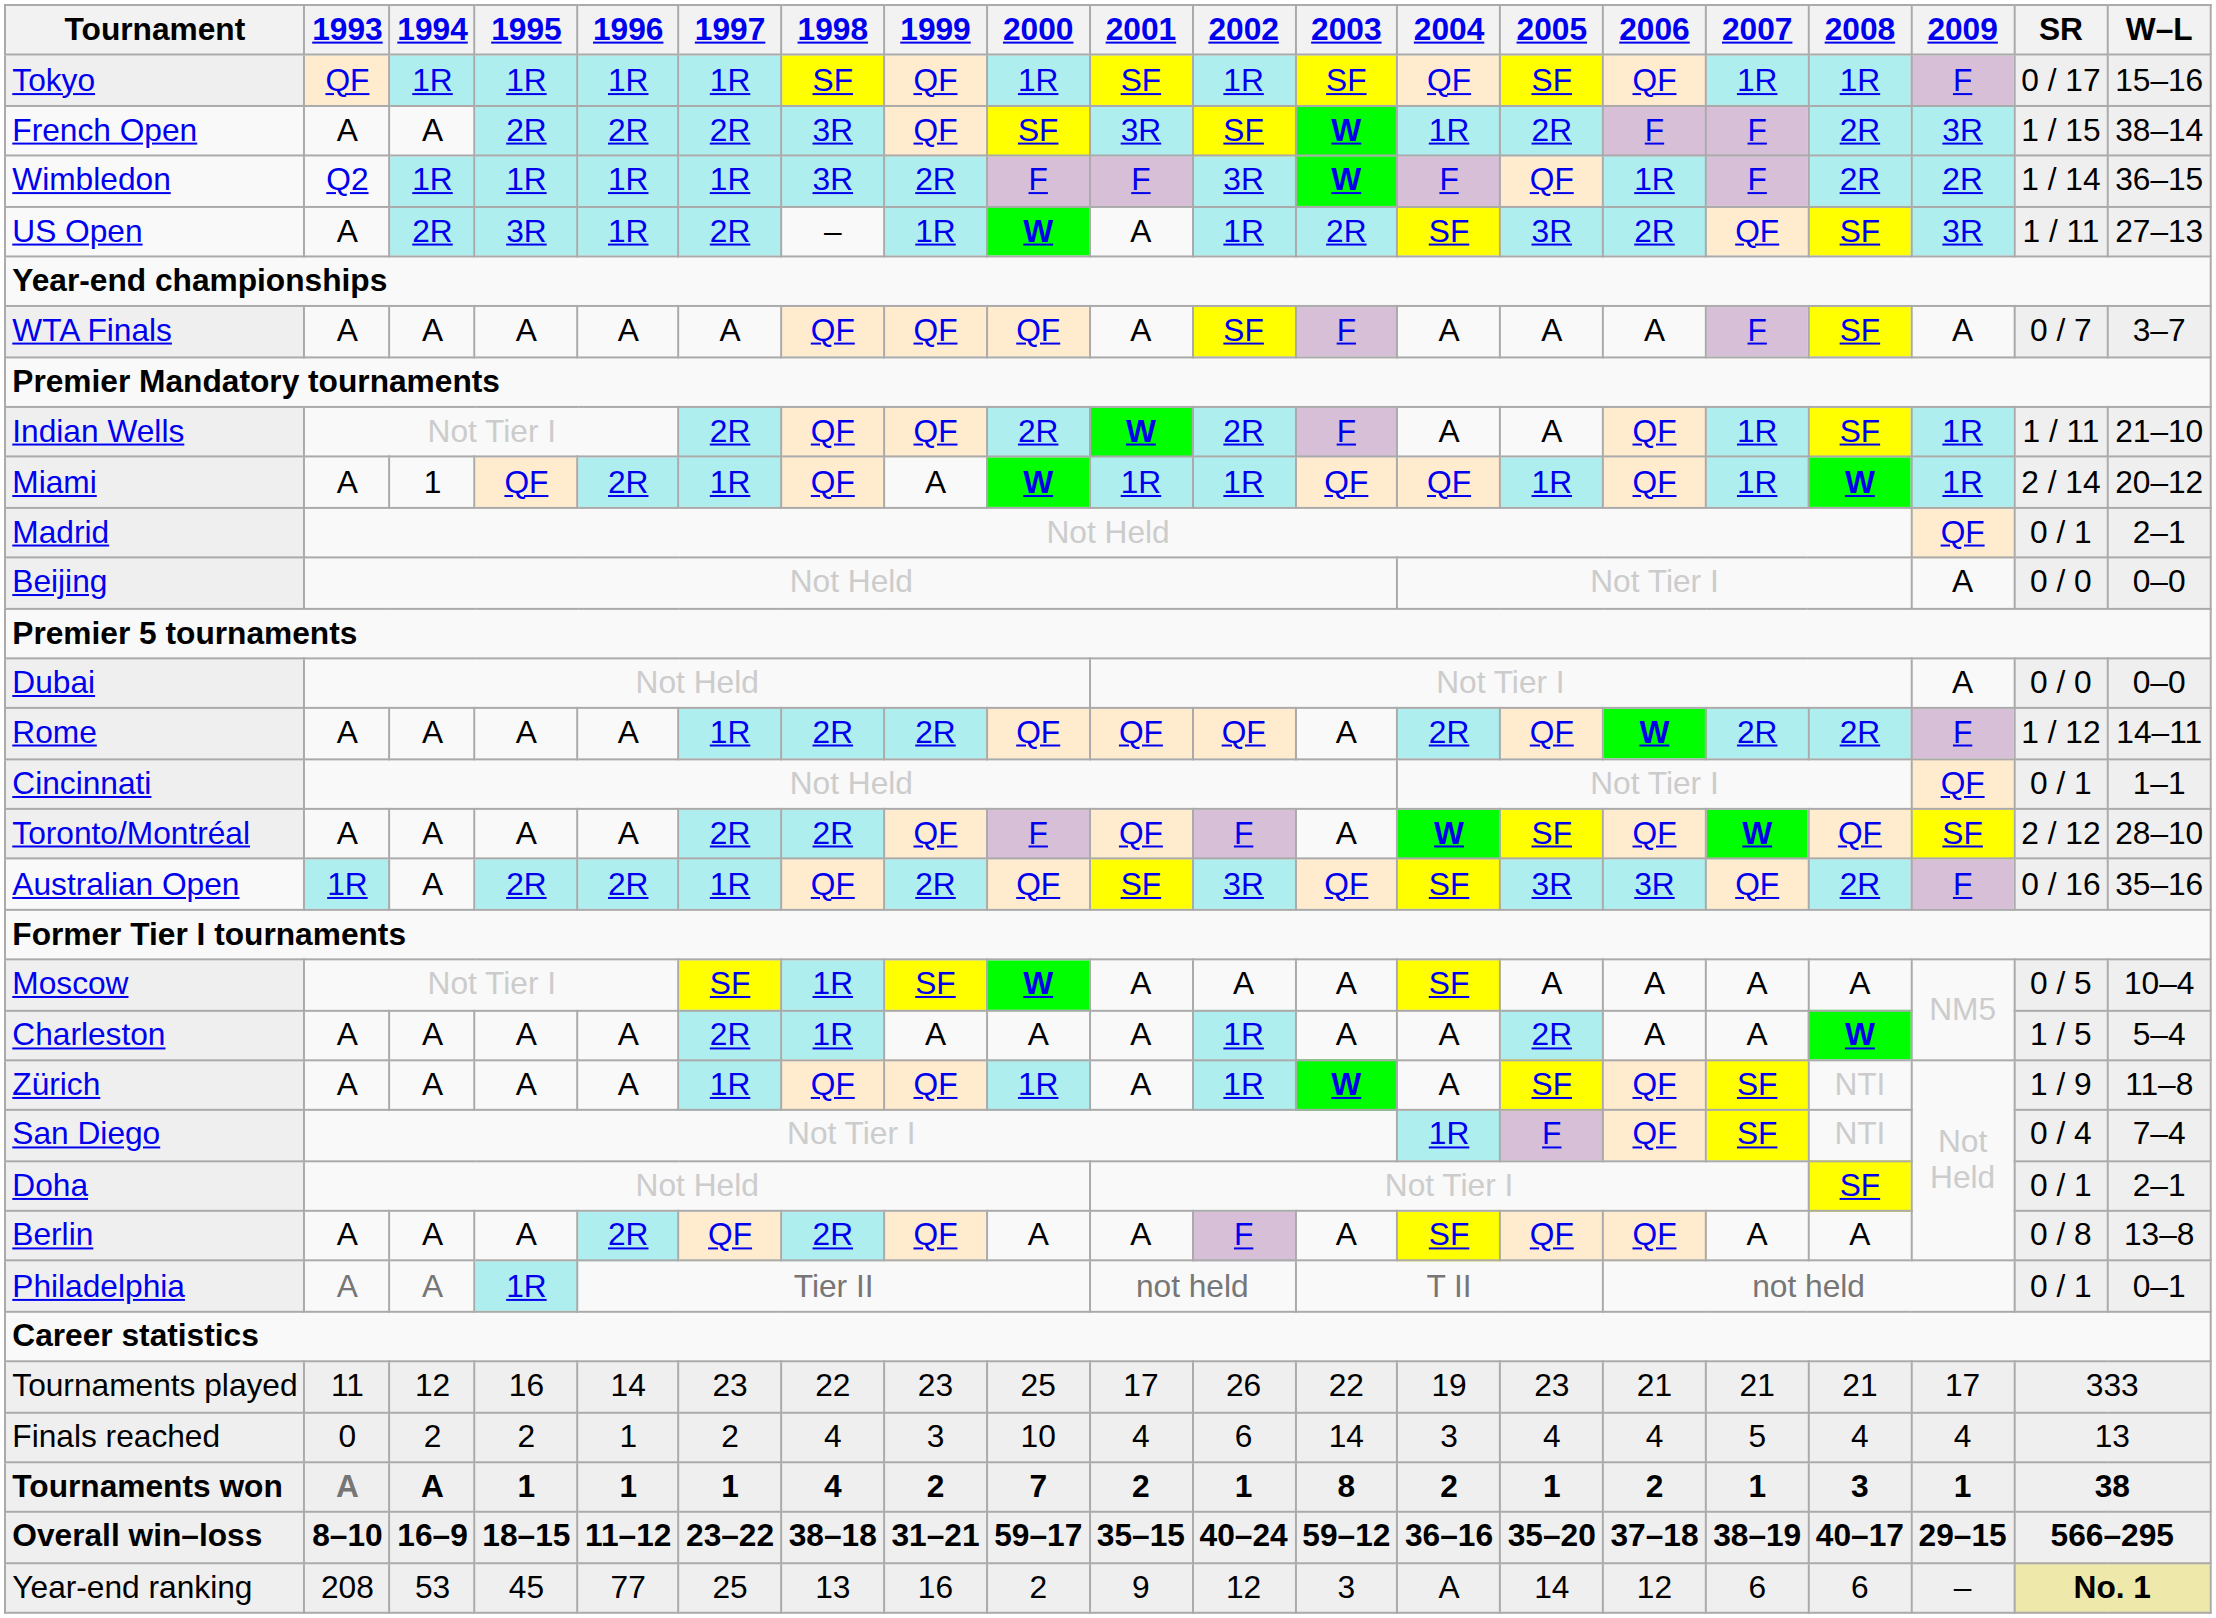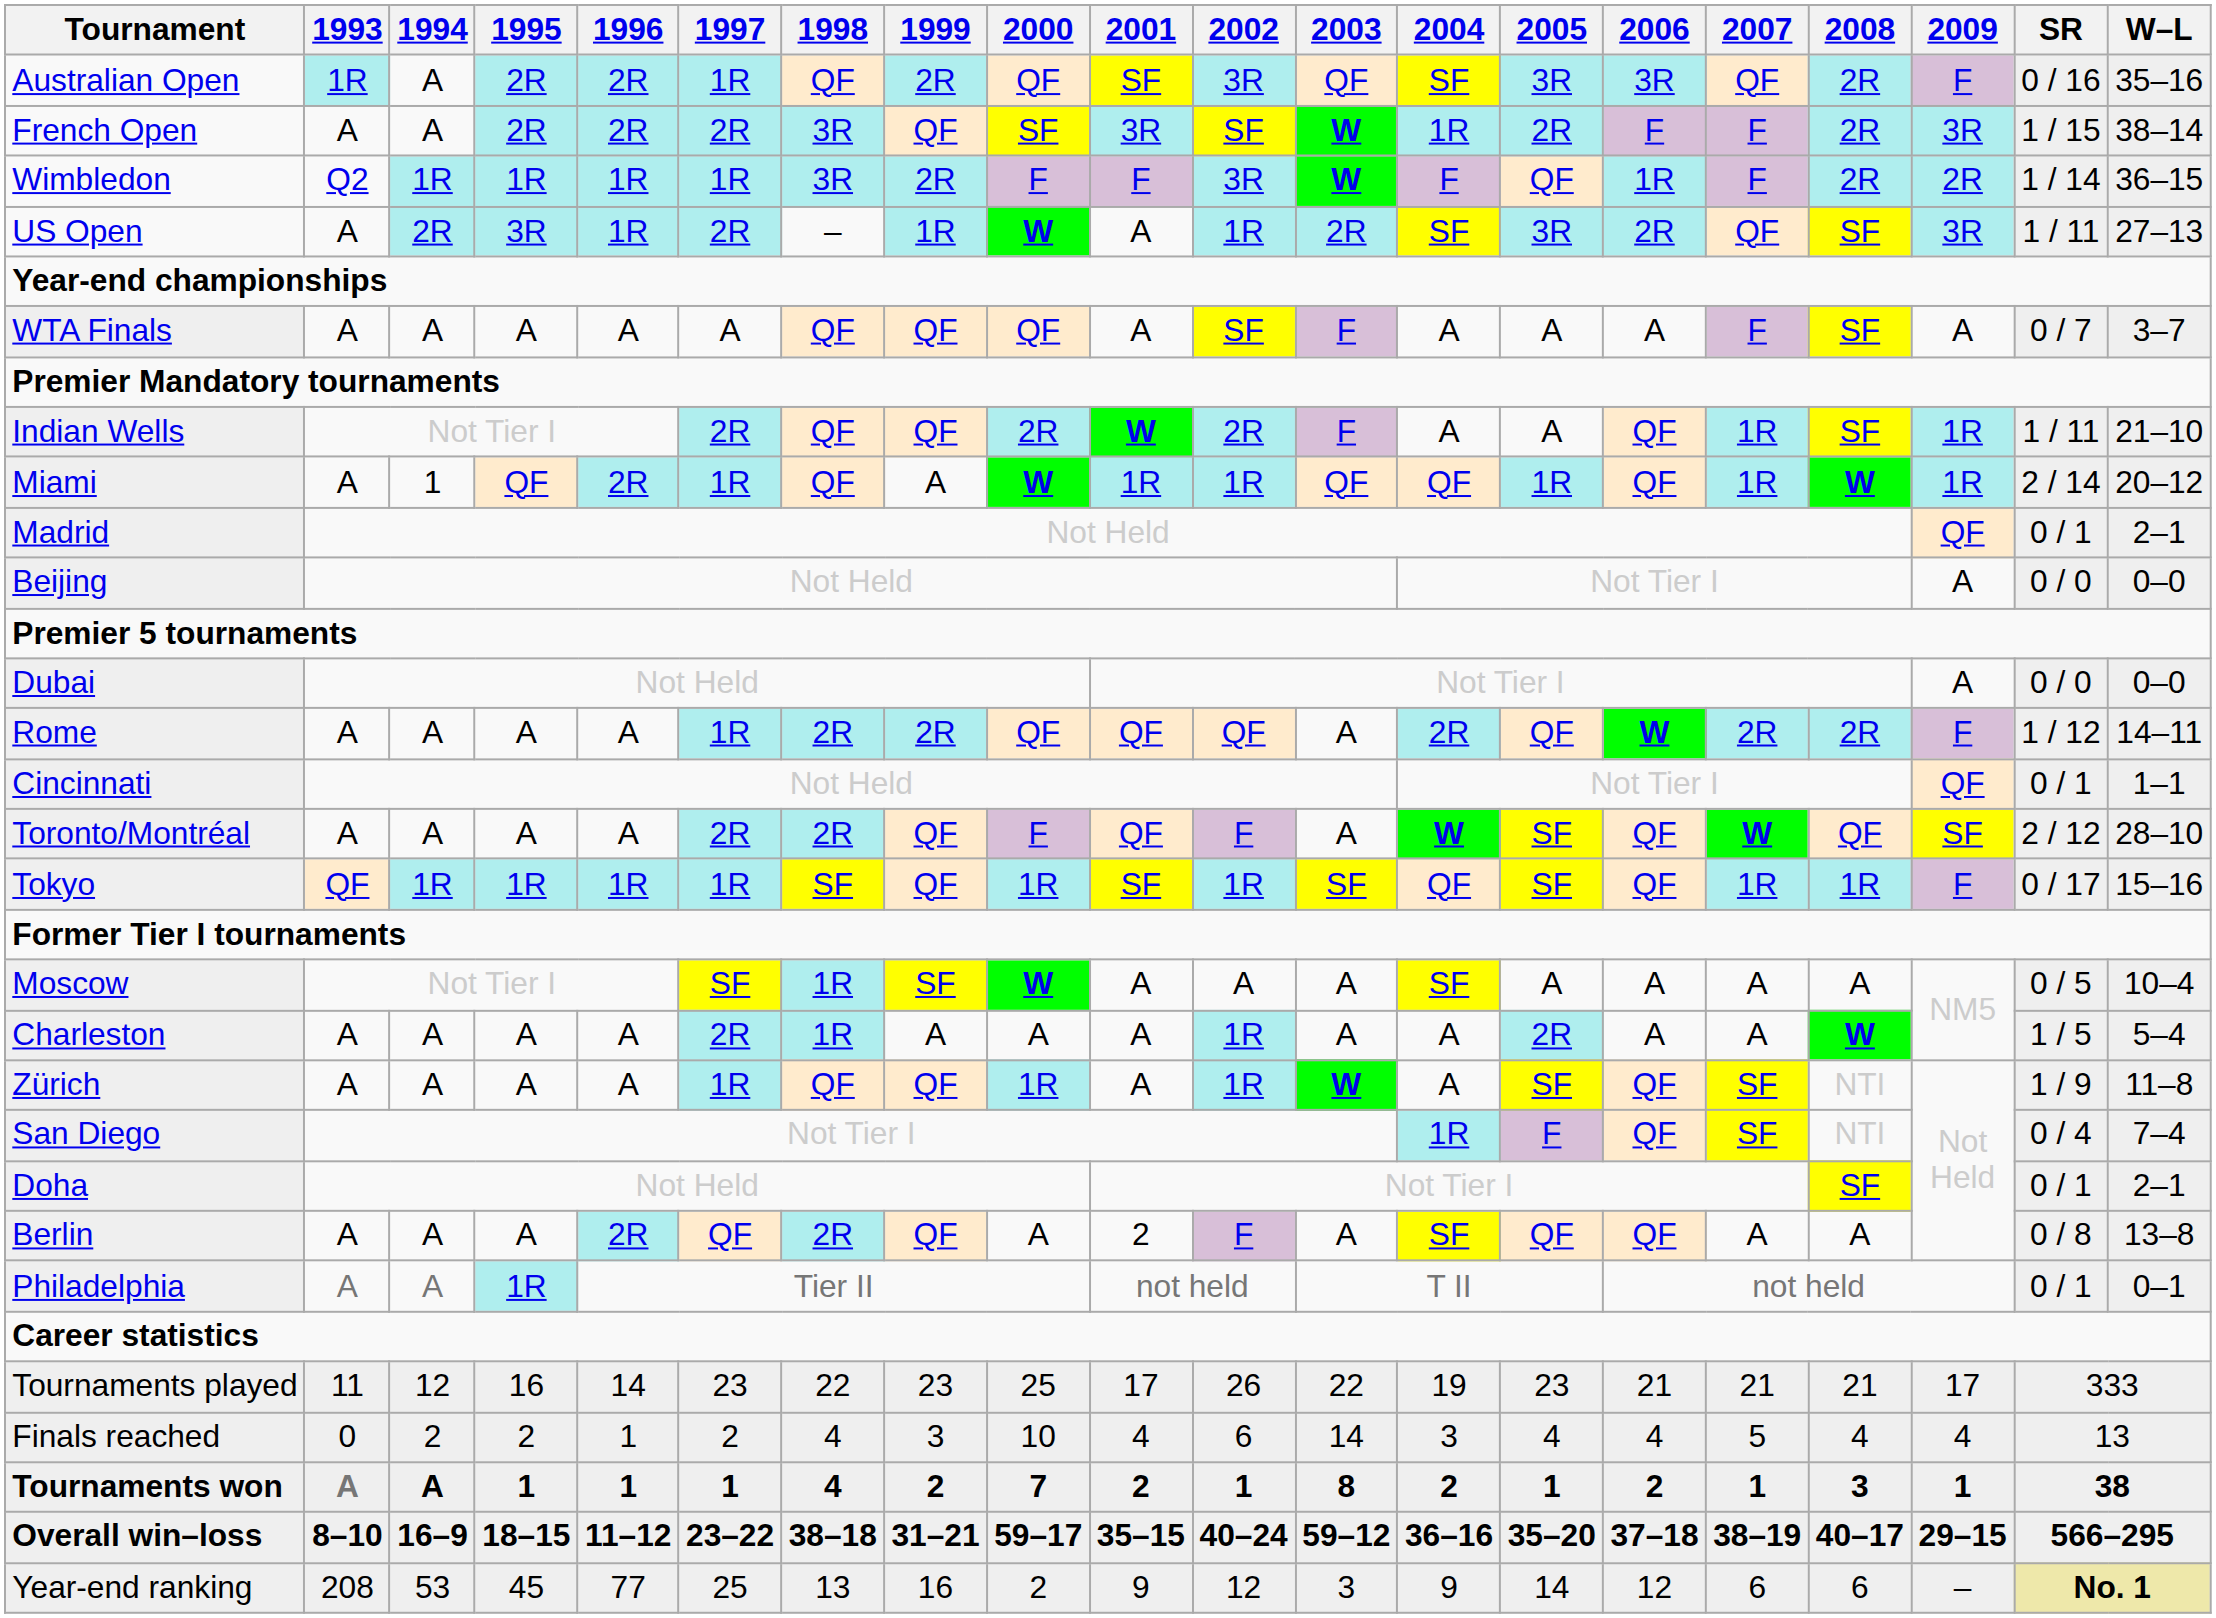rows swapped: (126, 883) <-> (54, 79)
(1141, 1235) A -> (1141, 1235) 2
(1449, 1587) A -> (1449, 1587) 9
